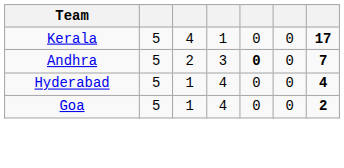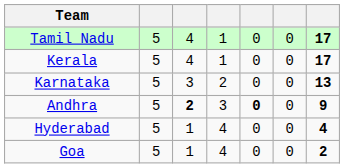+ row: (72, 39)
+ row: (72, 84)
(190, 61) normal -> (190, 107) bold
(323, 61) 7 -> (323, 107) 9
